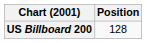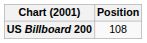(118, 30) 128 -> (118, 30) 108
